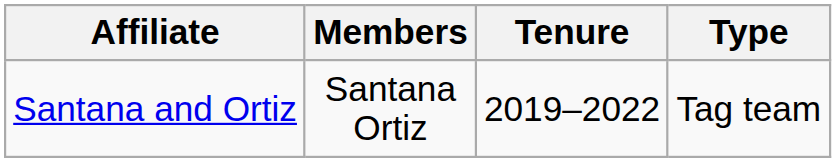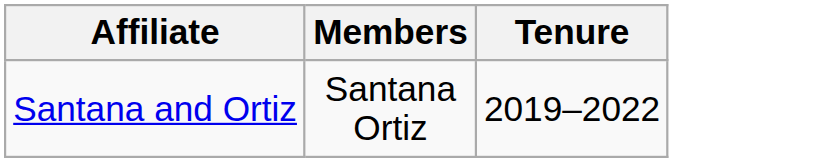- column: (749, 32)
